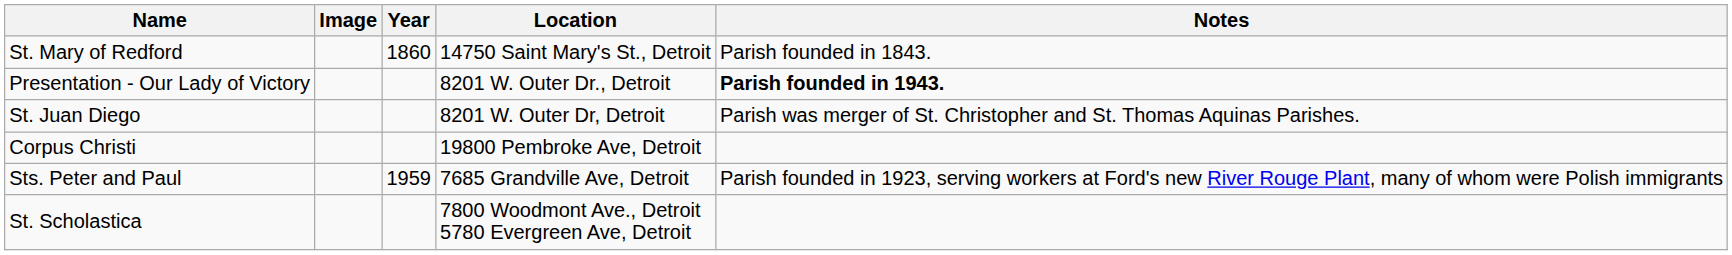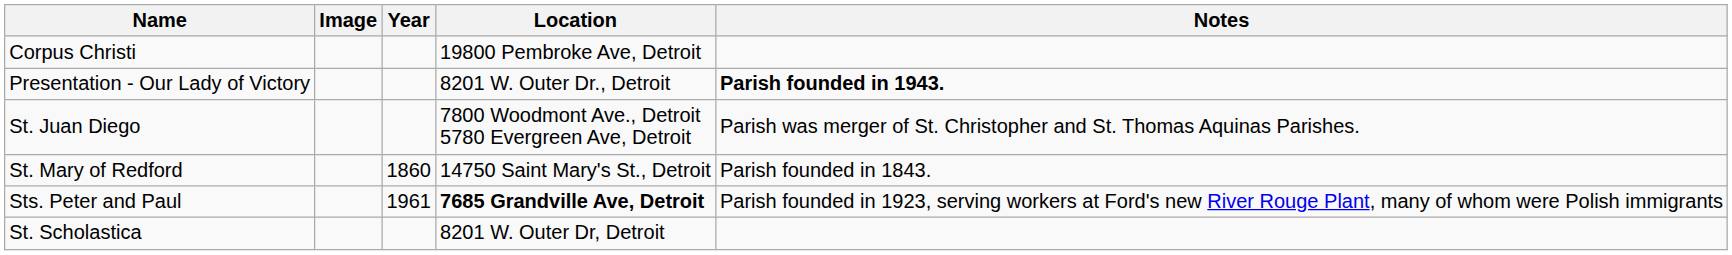rows swapped: (73, 147) <-> (96, 52)
(552, 115) 8201 W. Outer Dr, Detroit -> (570, 126) 7800 Woodmont Ave., Detroit 5780 Evergreen Ave, Detroit
(409, 178) 1959 -> (409, 201) 1961
(564, 178) normal -> (572, 201) bold
(570, 221) 7800 Woodmont Ave., Detroit 5780 Evergreen Ave, Detroit -> (552, 233) 8201 W. Outer Dr, Detroit
